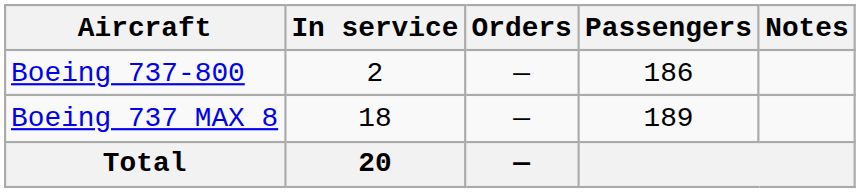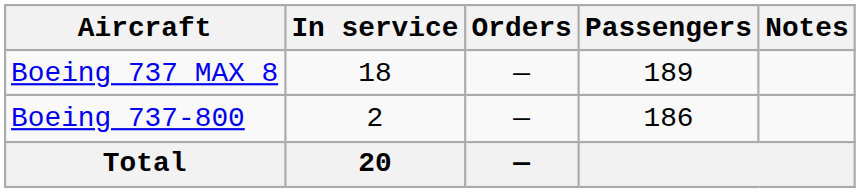rows swapped: (128, 73) <-> (145, 118)
